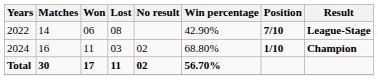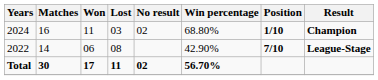rows swapped: (18, 30) <-> (18, 48)
